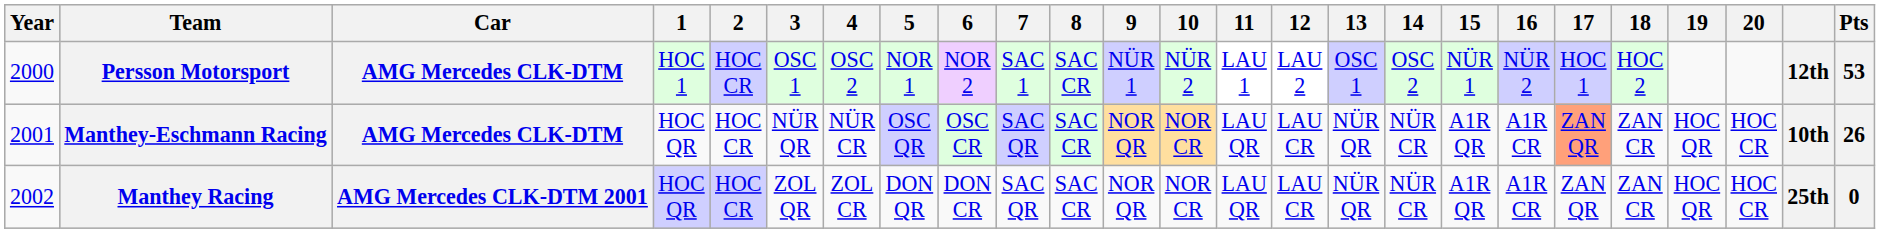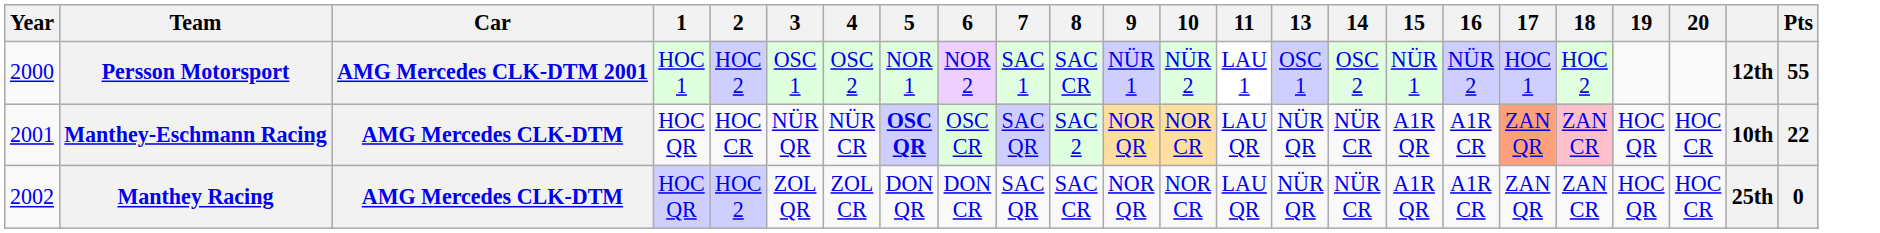- column: (1300, 23)
(492, 72) AMG Mercedes CLK-DTM -> (492, 72) AMG Mercedes CLK-DTM 2001
(738, 72) HOC CR -> (738, 72) HOC 2
(1854, 72) 53 -> (1798, 72) 55
(909, 134) normal -> (909, 134) bold
(1076, 134) SAC CR -> (1076, 134) SAC 2
(1640, 134) no background -> (1585, 134) pink background
(1854, 134) 26 -> (1798, 134) 22
(492, 197) AMG Mercedes CLK-DTM 2001 -> (492, 197) AMG Mercedes CLK-DTM
(738, 197) HOC CR -> (738, 197) HOC 2
